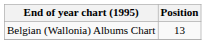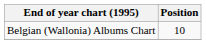(179, 30) 13 -> (179, 30) 10
